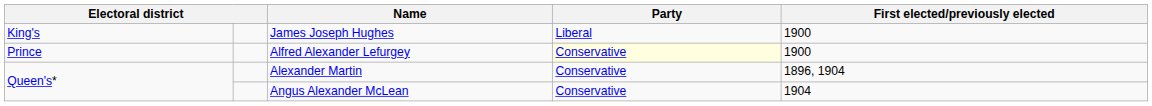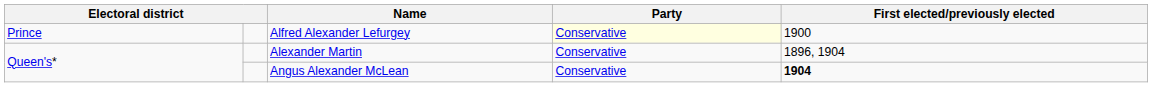- row: (332, 33)
(797, 91) normal -> (797, 71) bold
